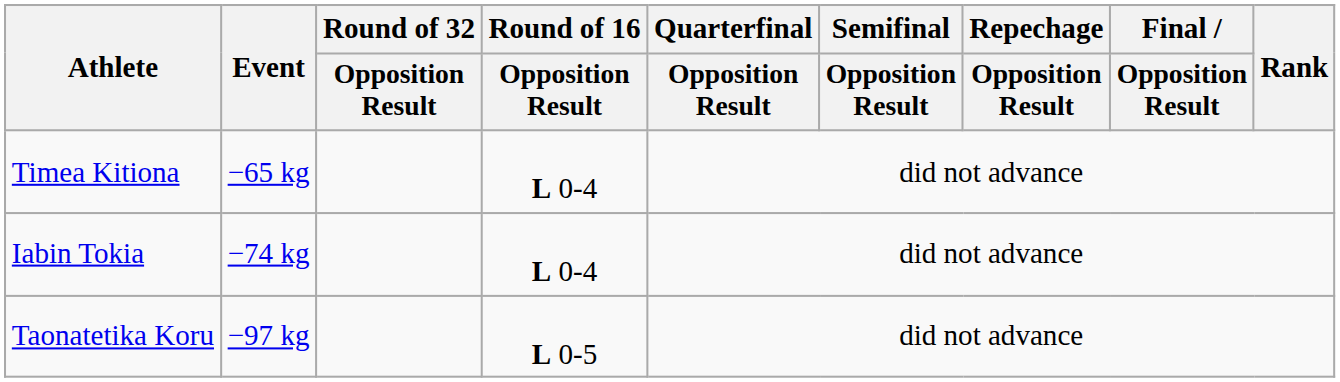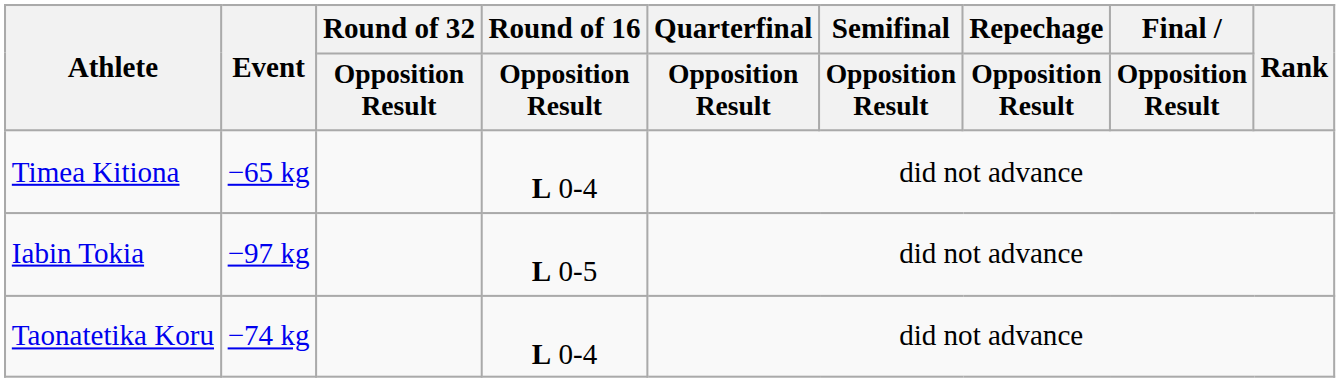(269, 254) −74 kg -> (269, 254) −97 kg
(565, 271) L 0-4 -> (565, 271) L 0-5
(269, 336) −97 kg -> (269, 336) −74 kg
(565, 353) L 0-5 -> (565, 353) L 0-4
